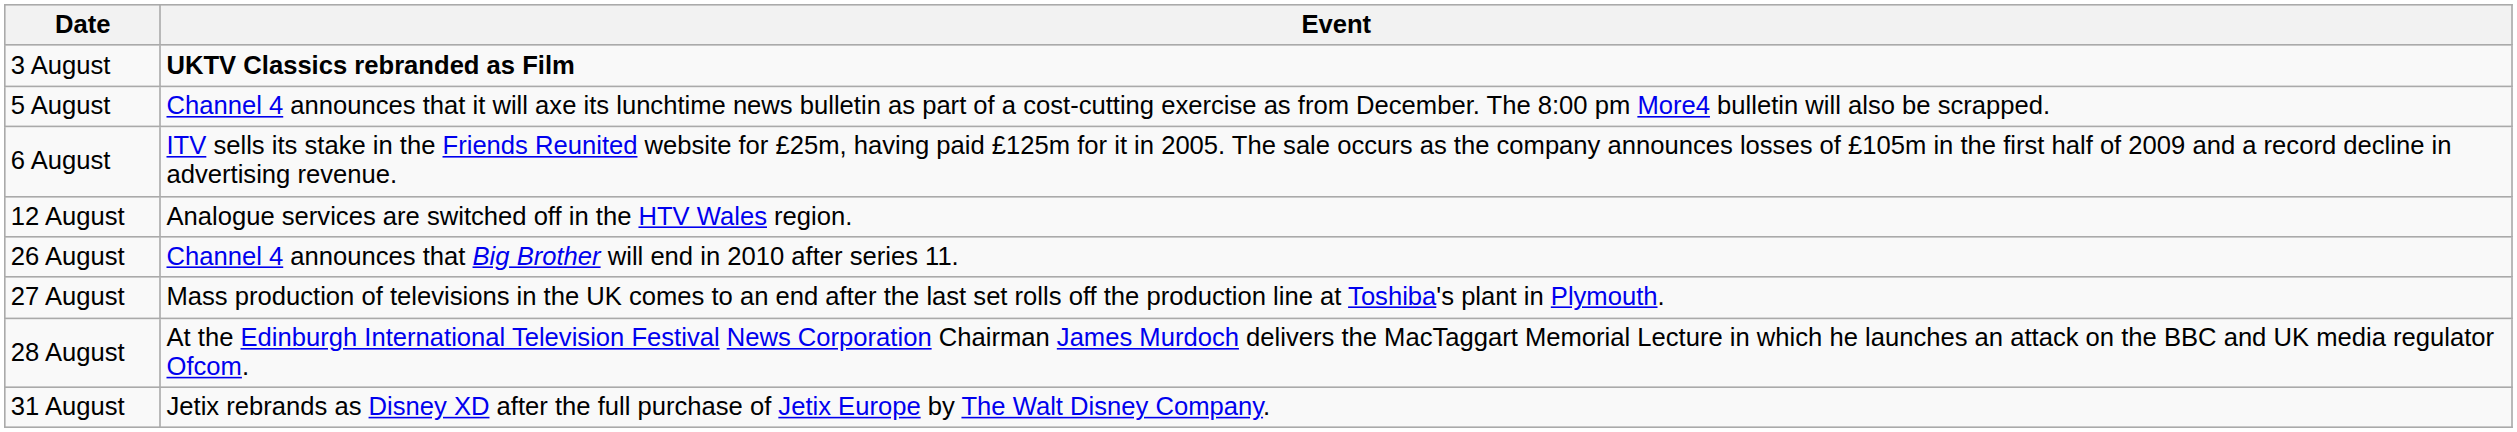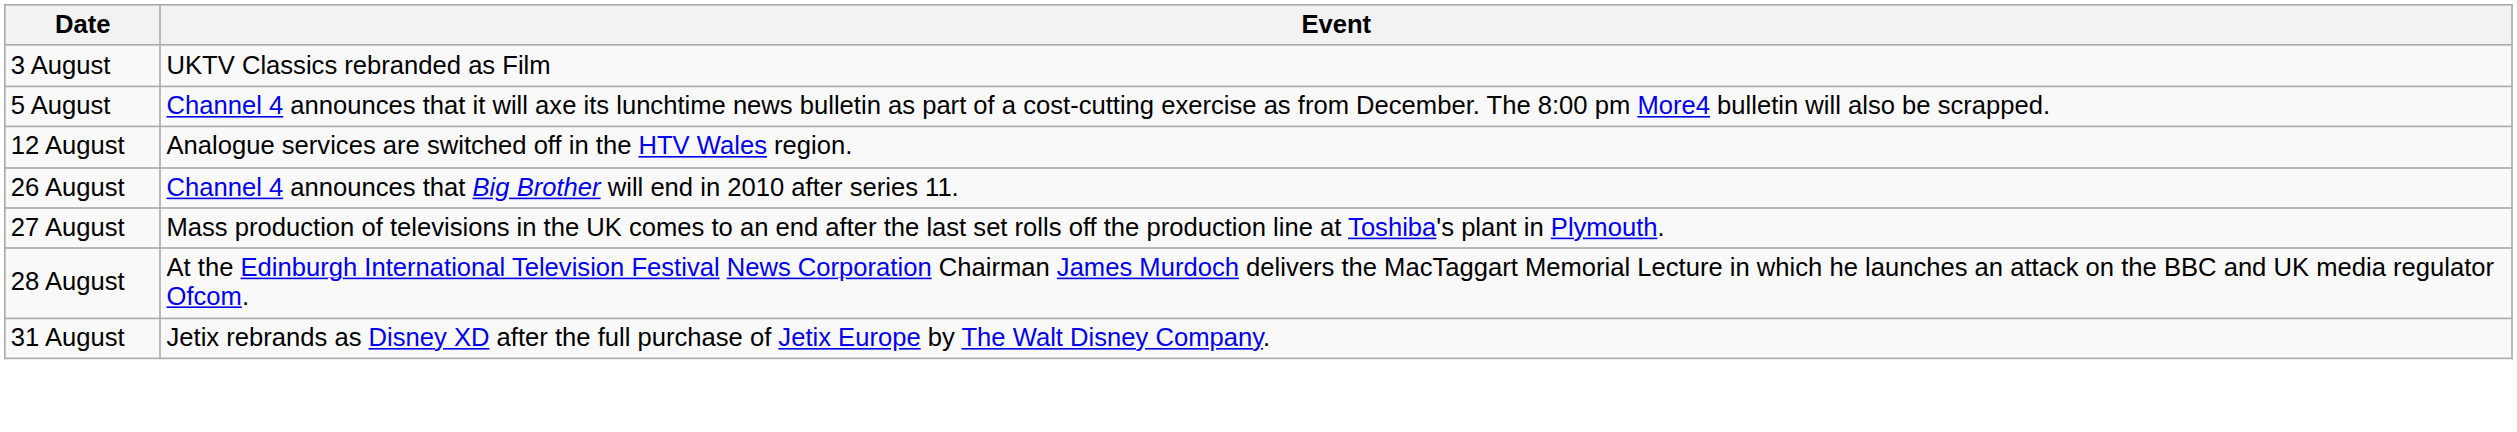(371, 65) bold -> (359, 65) normal
- row: (61, 161)
